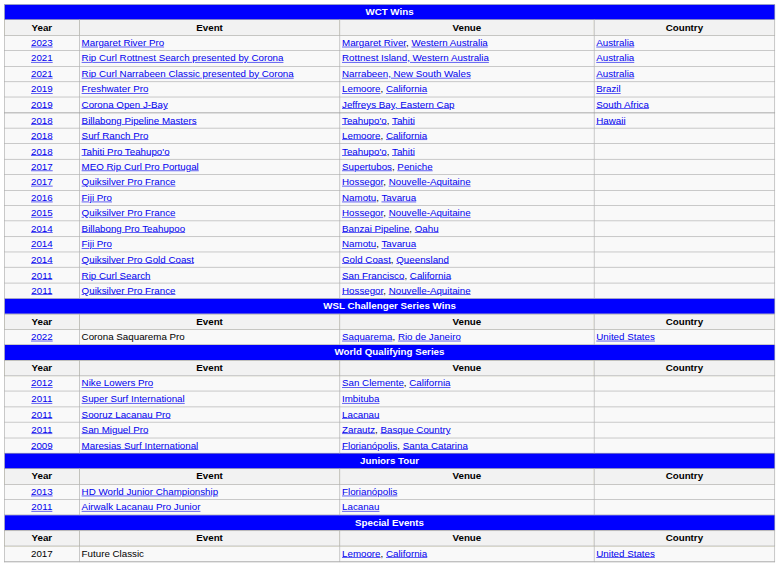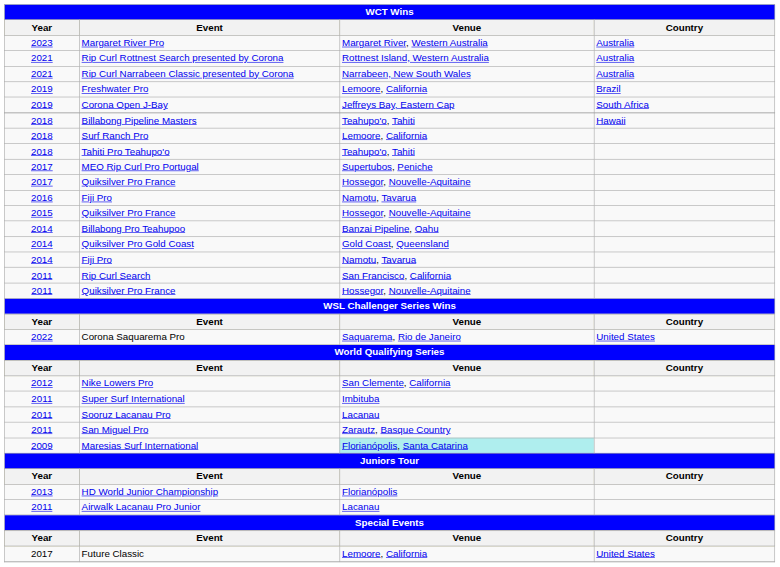rows swapped: (42, 244) <-> (42, 259)
(405, 445) no background -> (405, 445) paleturquoise background
